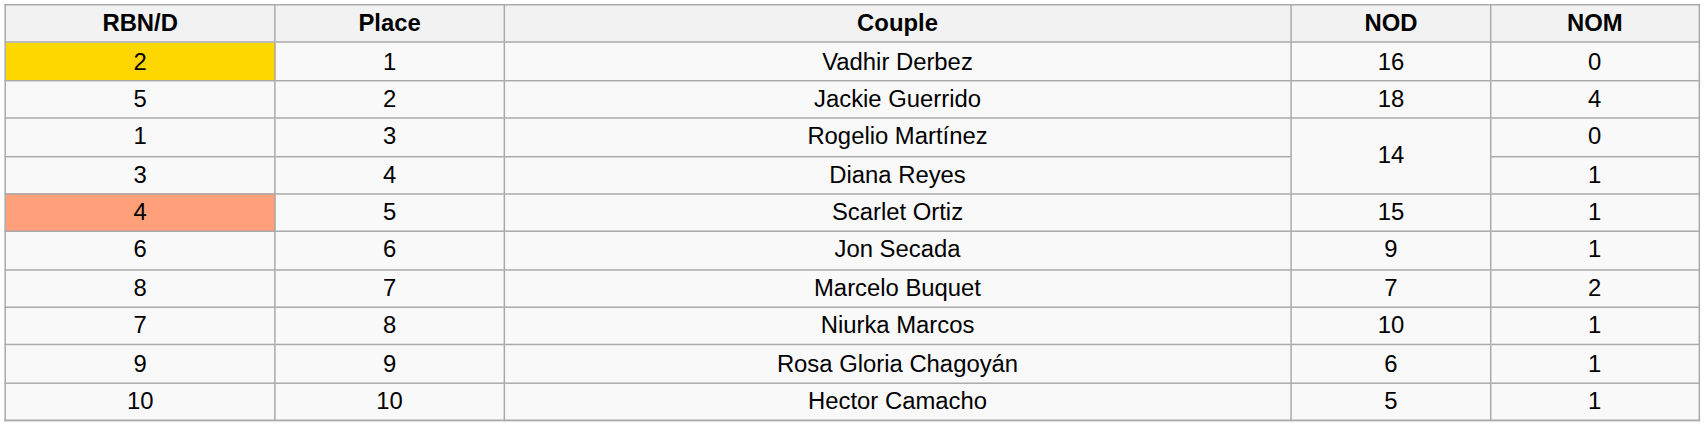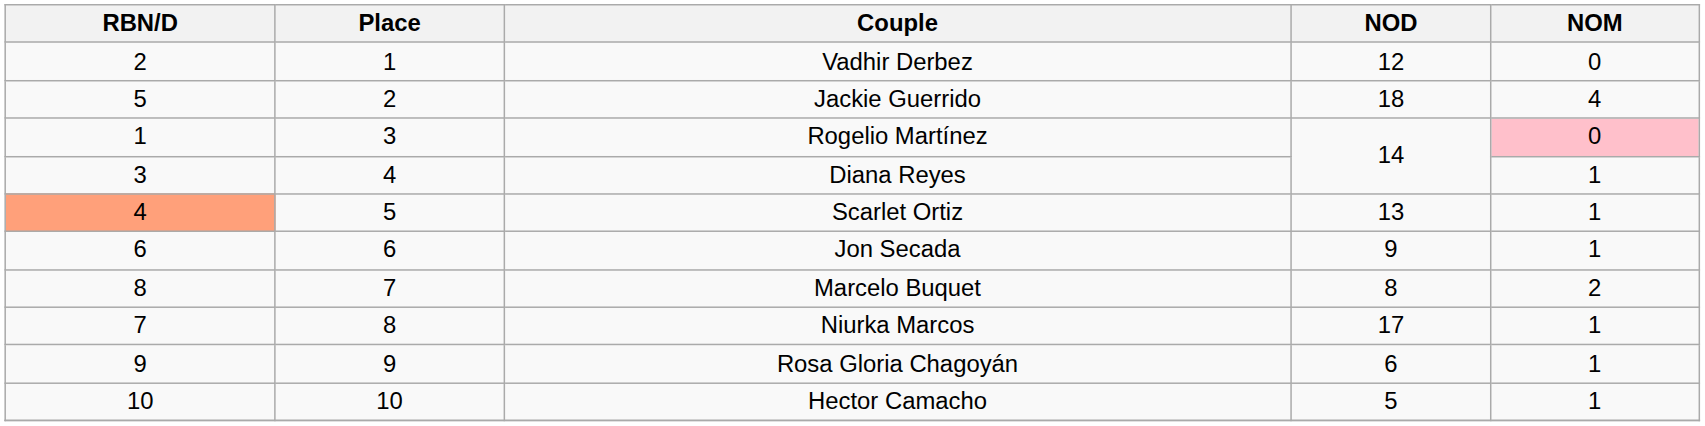(140, 61) gold background -> (140, 61) no background
(1391, 61) 16 -> (1391, 61) 12
(1595, 136) no background -> (1595, 136) pink background
(1391, 212) 15 -> (1391, 212) 13
(1391, 288) 7 -> (1391, 288) 8
(1391, 325) 10 -> (1391, 325) 17
